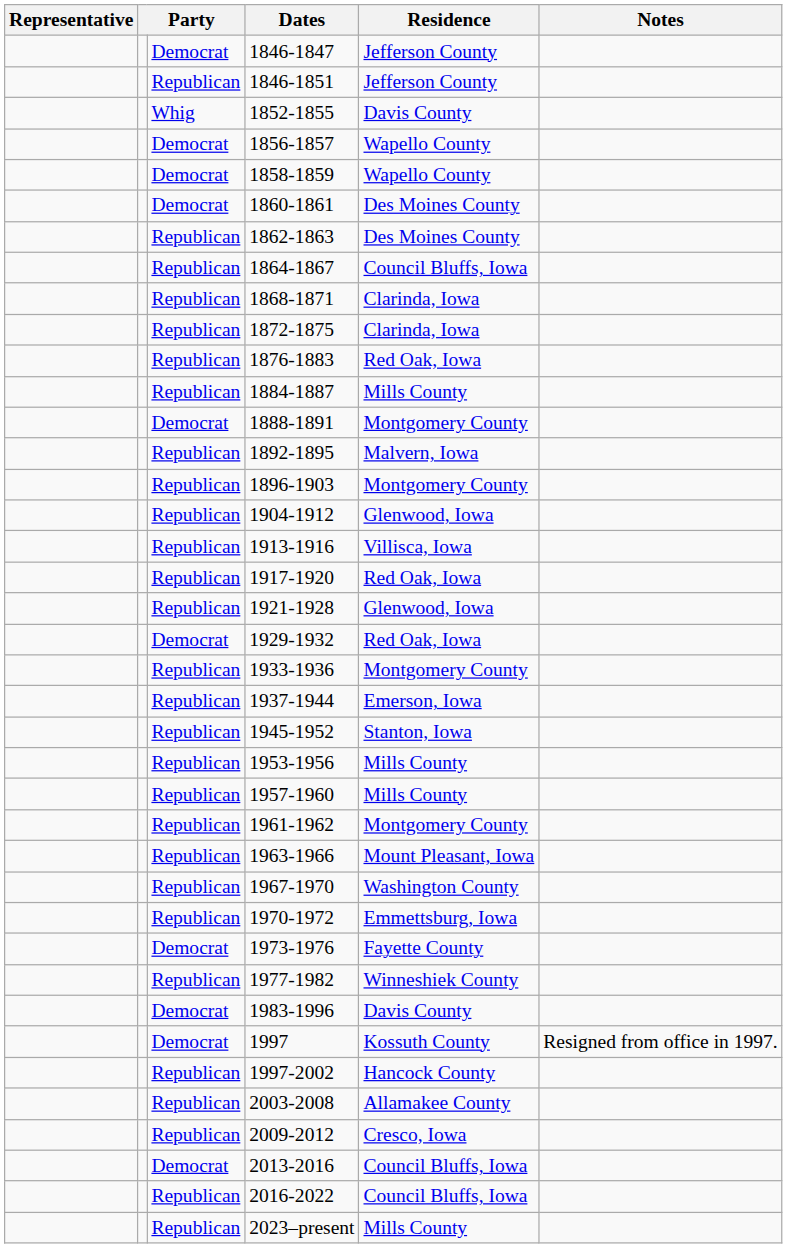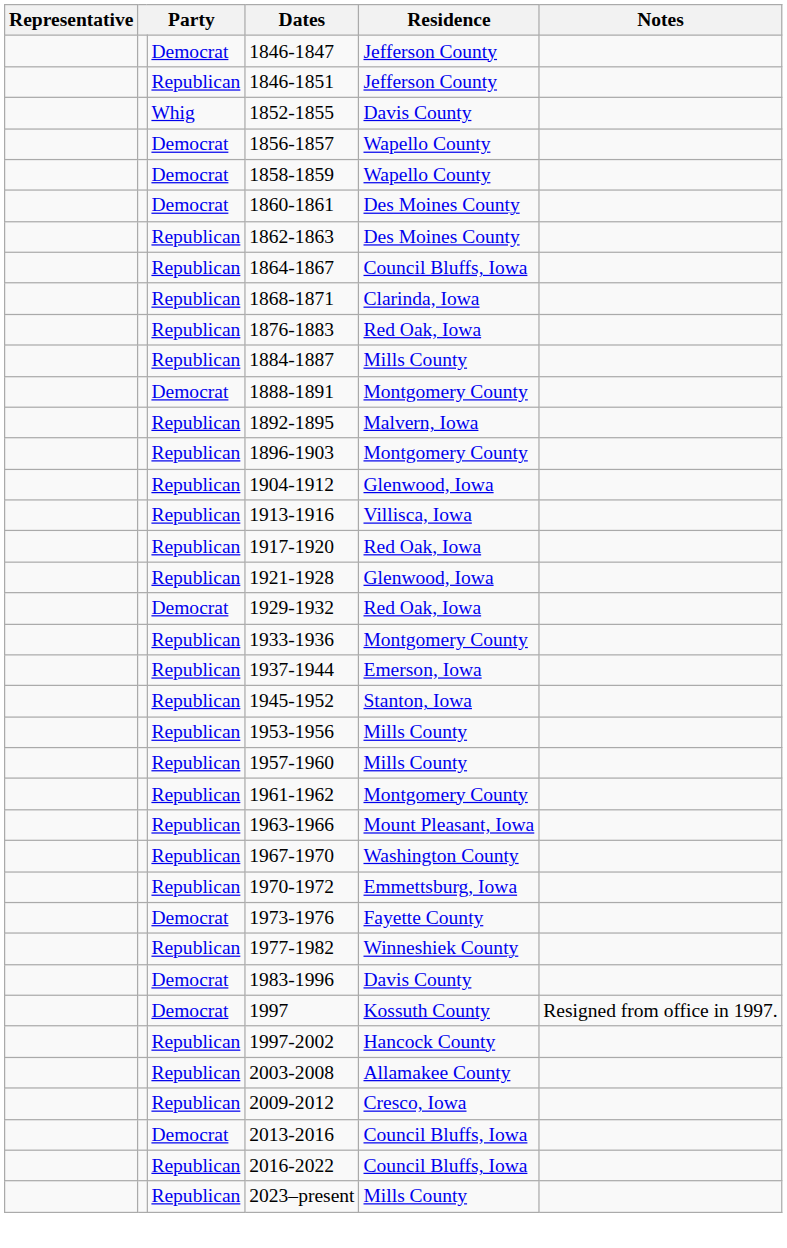- row: (292, 329)
